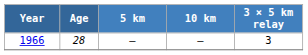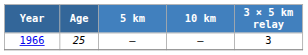(79, 42) 28 -> (79, 42) 25
